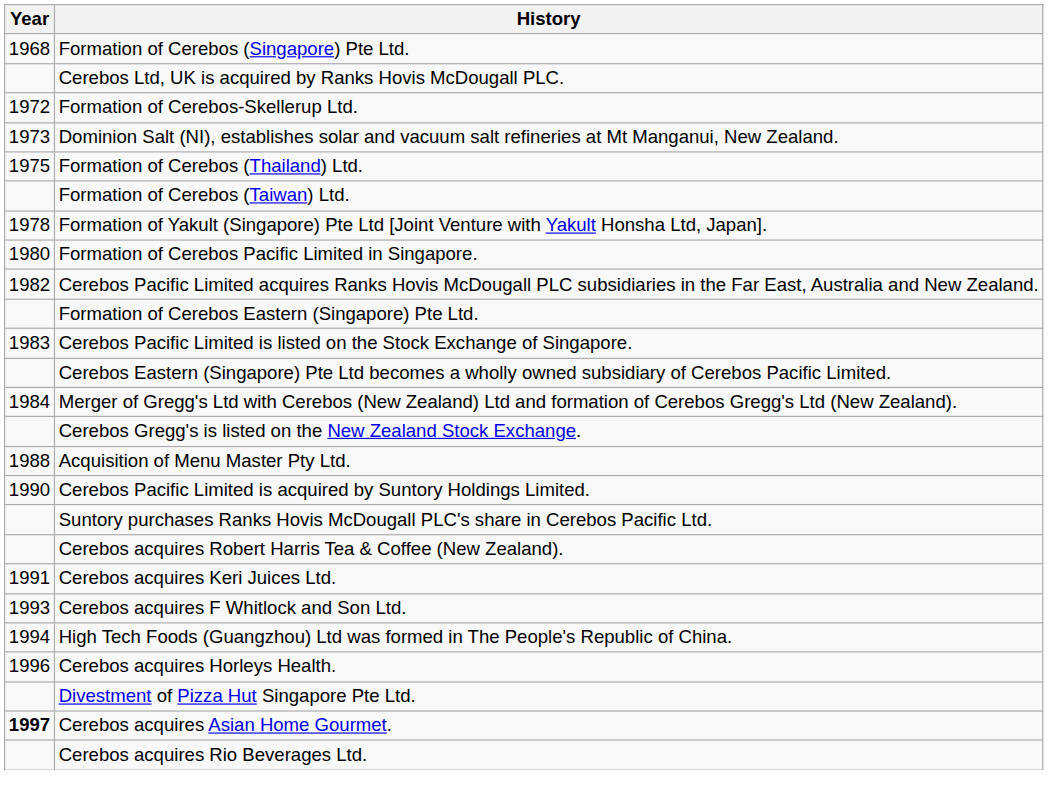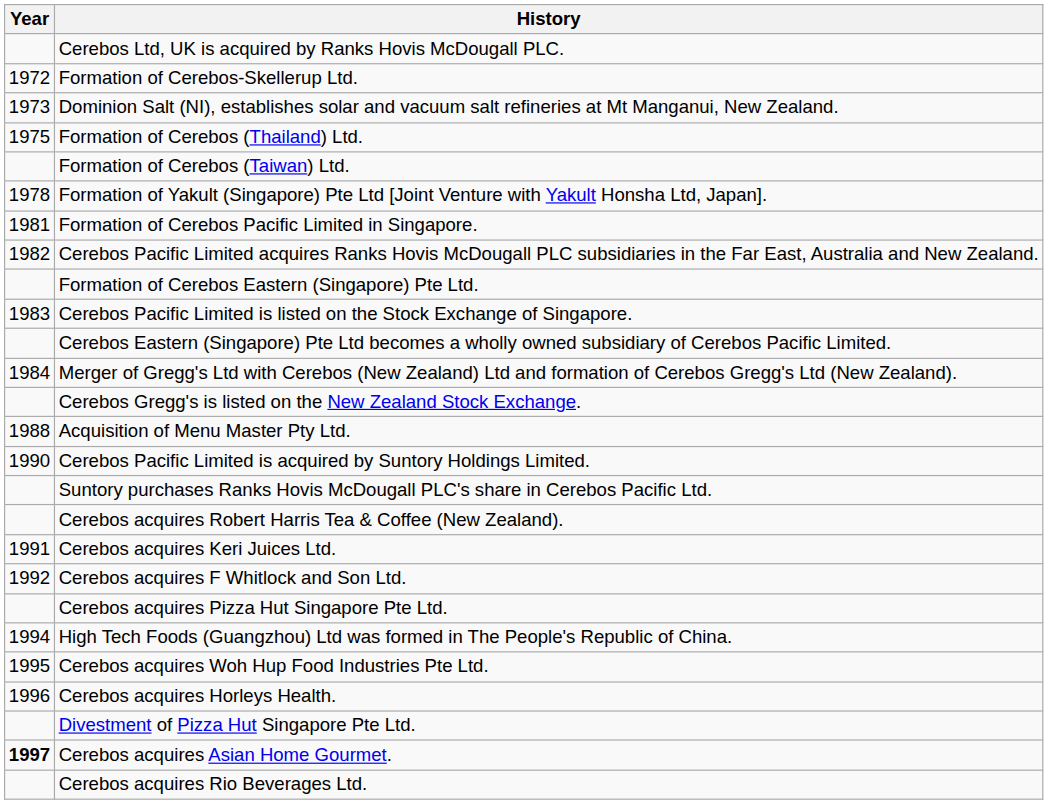- row: (234, 48)
(30, 254) 1980 -> (30, 225) 1981
(30, 607) 1993 -> (30, 578) 1992
+ row: (253, 607)
+ row: (274, 666)
